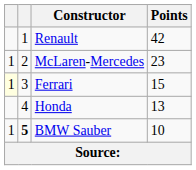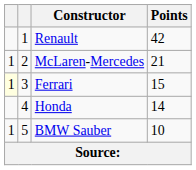(158, 61) 23 -> (158, 61) 21
(158, 107) 13 -> (158, 107) 14
(25, 129) bold -> (25, 129) normal
